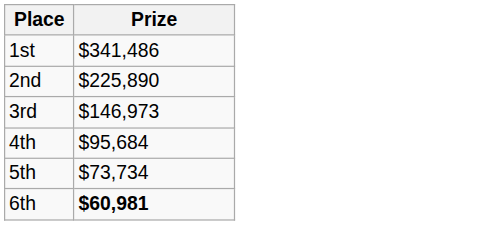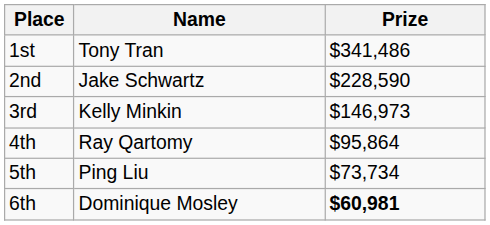+ column: (199, 19)
(119, 81) $225,890 -> (370, 81) $228,590
(113, 142) $95,684 -> (364, 142) $95,864
